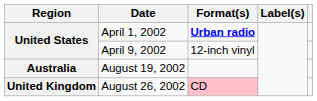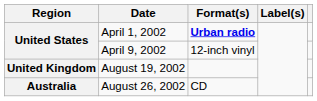(51, 68) Australia -> (51, 68) United Kingdom
(51, 86) United Kingdom -> (51, 86) Australia
(199, 86) pink background -> (199, 86) no background
